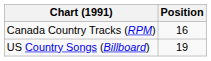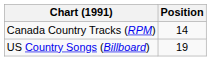(182, 30) 16 -> (182, 30) 14
